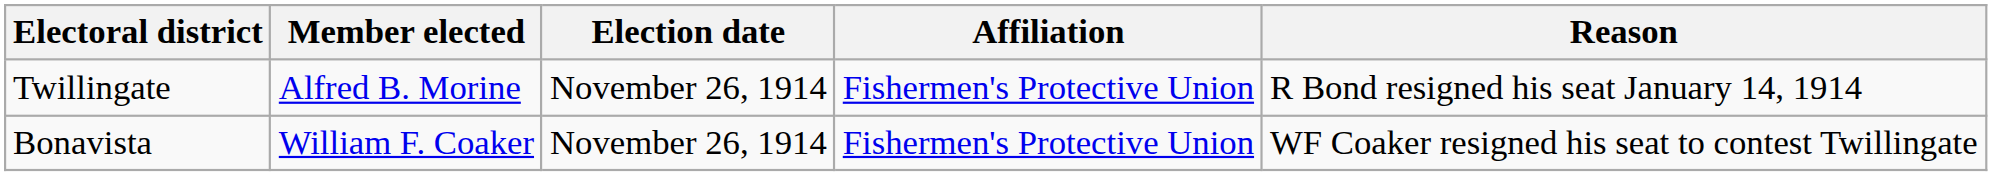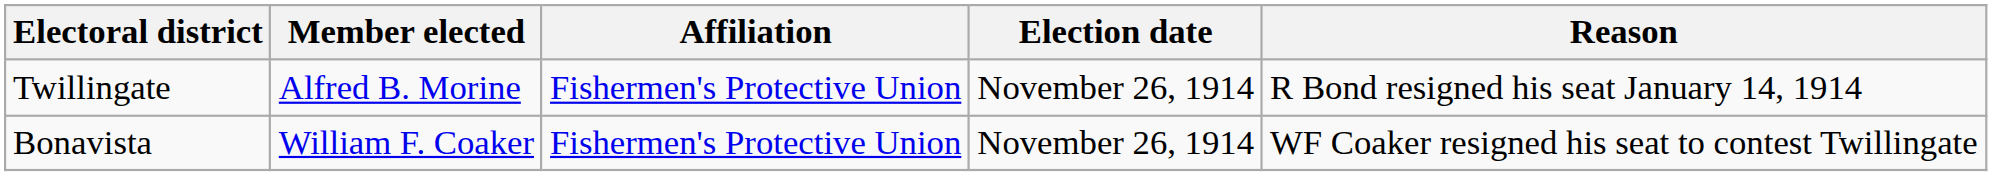columns swapped: (1048, 32) <-> (688, 32)
